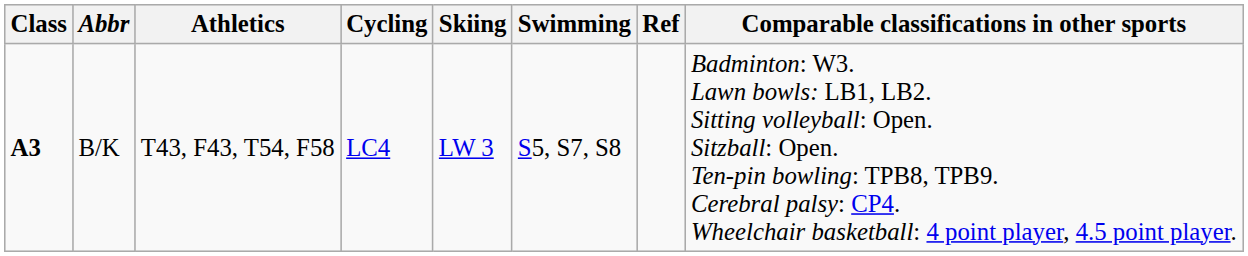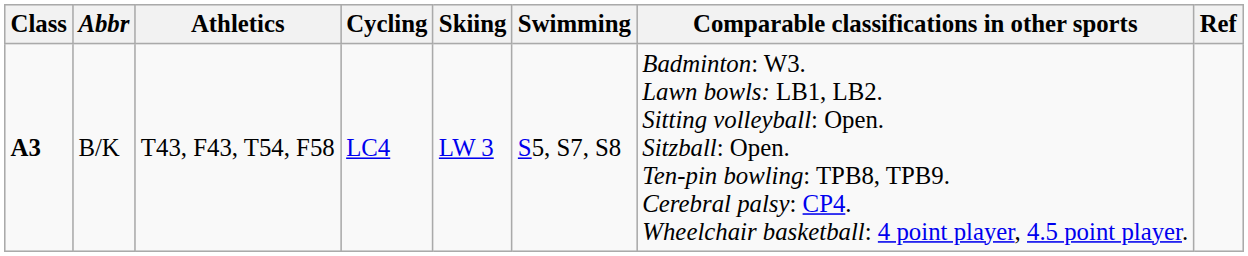columns swapped: (964, 24) <-> (661, 24)
